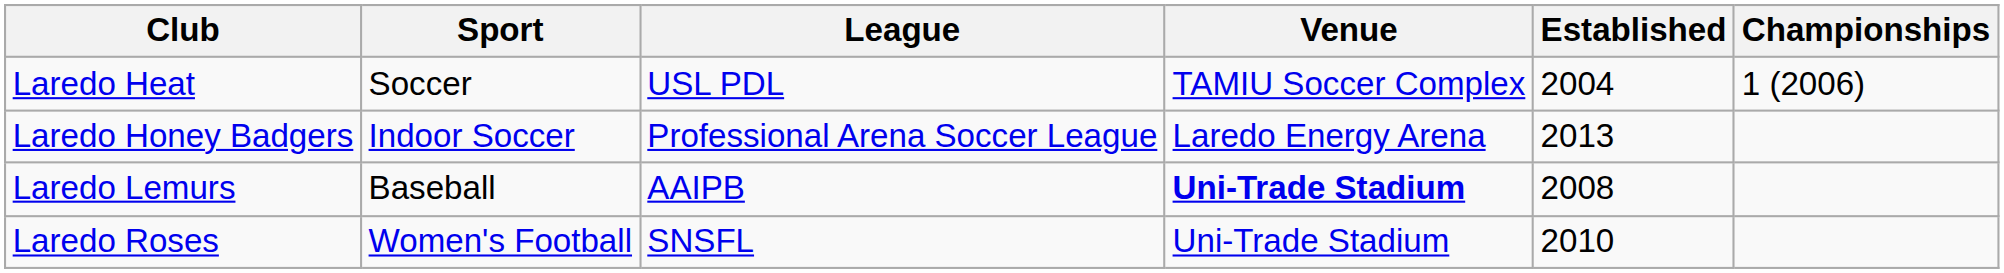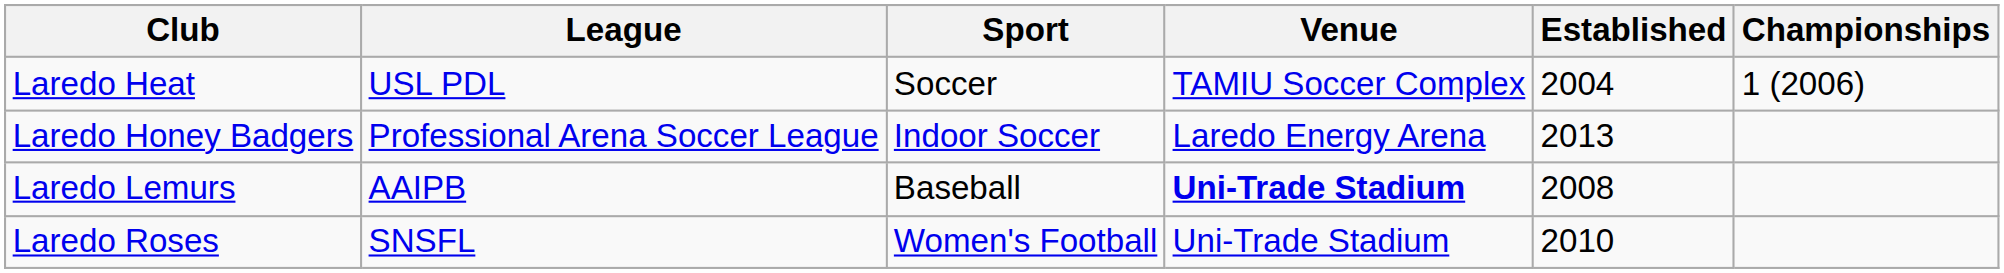columns swapped: (500, 30) <-> (902, 30)
